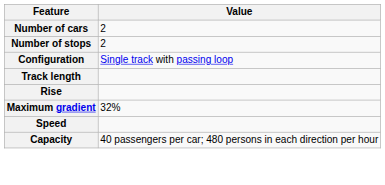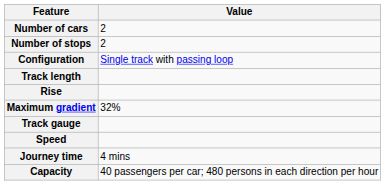+ row: (51, 124)
+ row: (51, 156)
